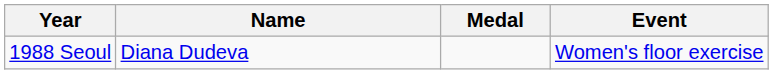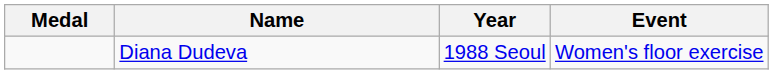columns swapped: (495, 20) <-> (60, 20)
